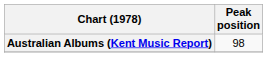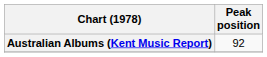(239, 43) 98 -> (239, 43) 92
